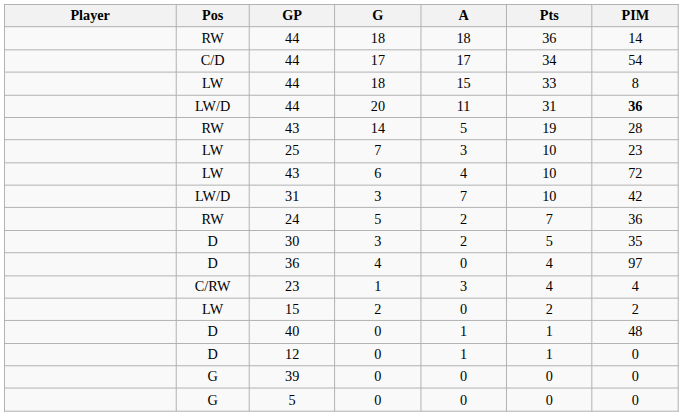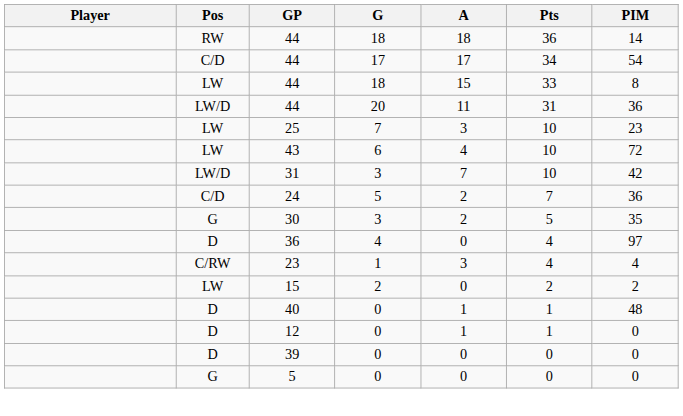(635, 106) bold -> (635, 106) normal
- row: (292, 128)
(213, 219) RW -> (213, 196) C/D
(213, 241) D -> (213, 219) G
(213, 377) G -> (213, 354) D
